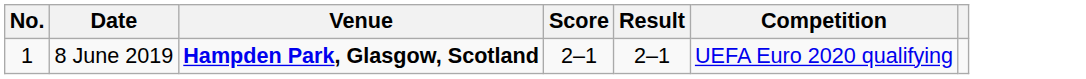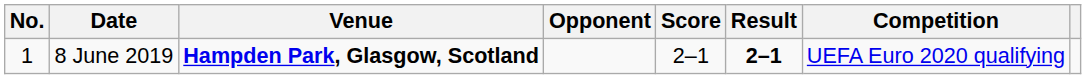+ column: (600, 21)
(652, 55) normal -> (764, 55) bold
